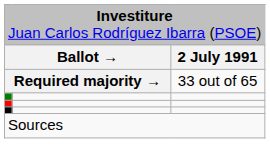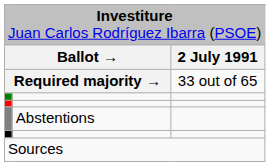+ row: (8, 119)
